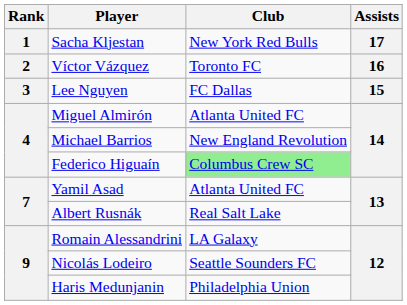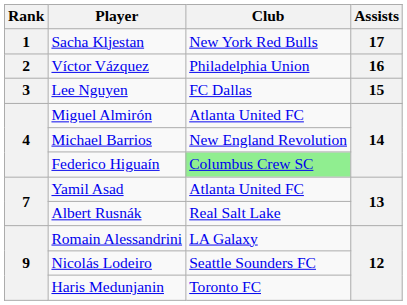(225, 66) Toronto FC -> (249, 66) Philadelphia Union
(249, 287) Philadelphia Union -> (225, 287) Toronto FC
